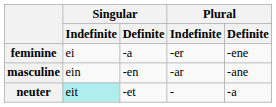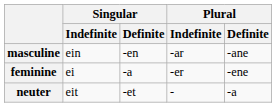rows swapped: (34, 72) <-> (34, 53)
(72, 92) paleturquoise background -> (72, 92) no background
